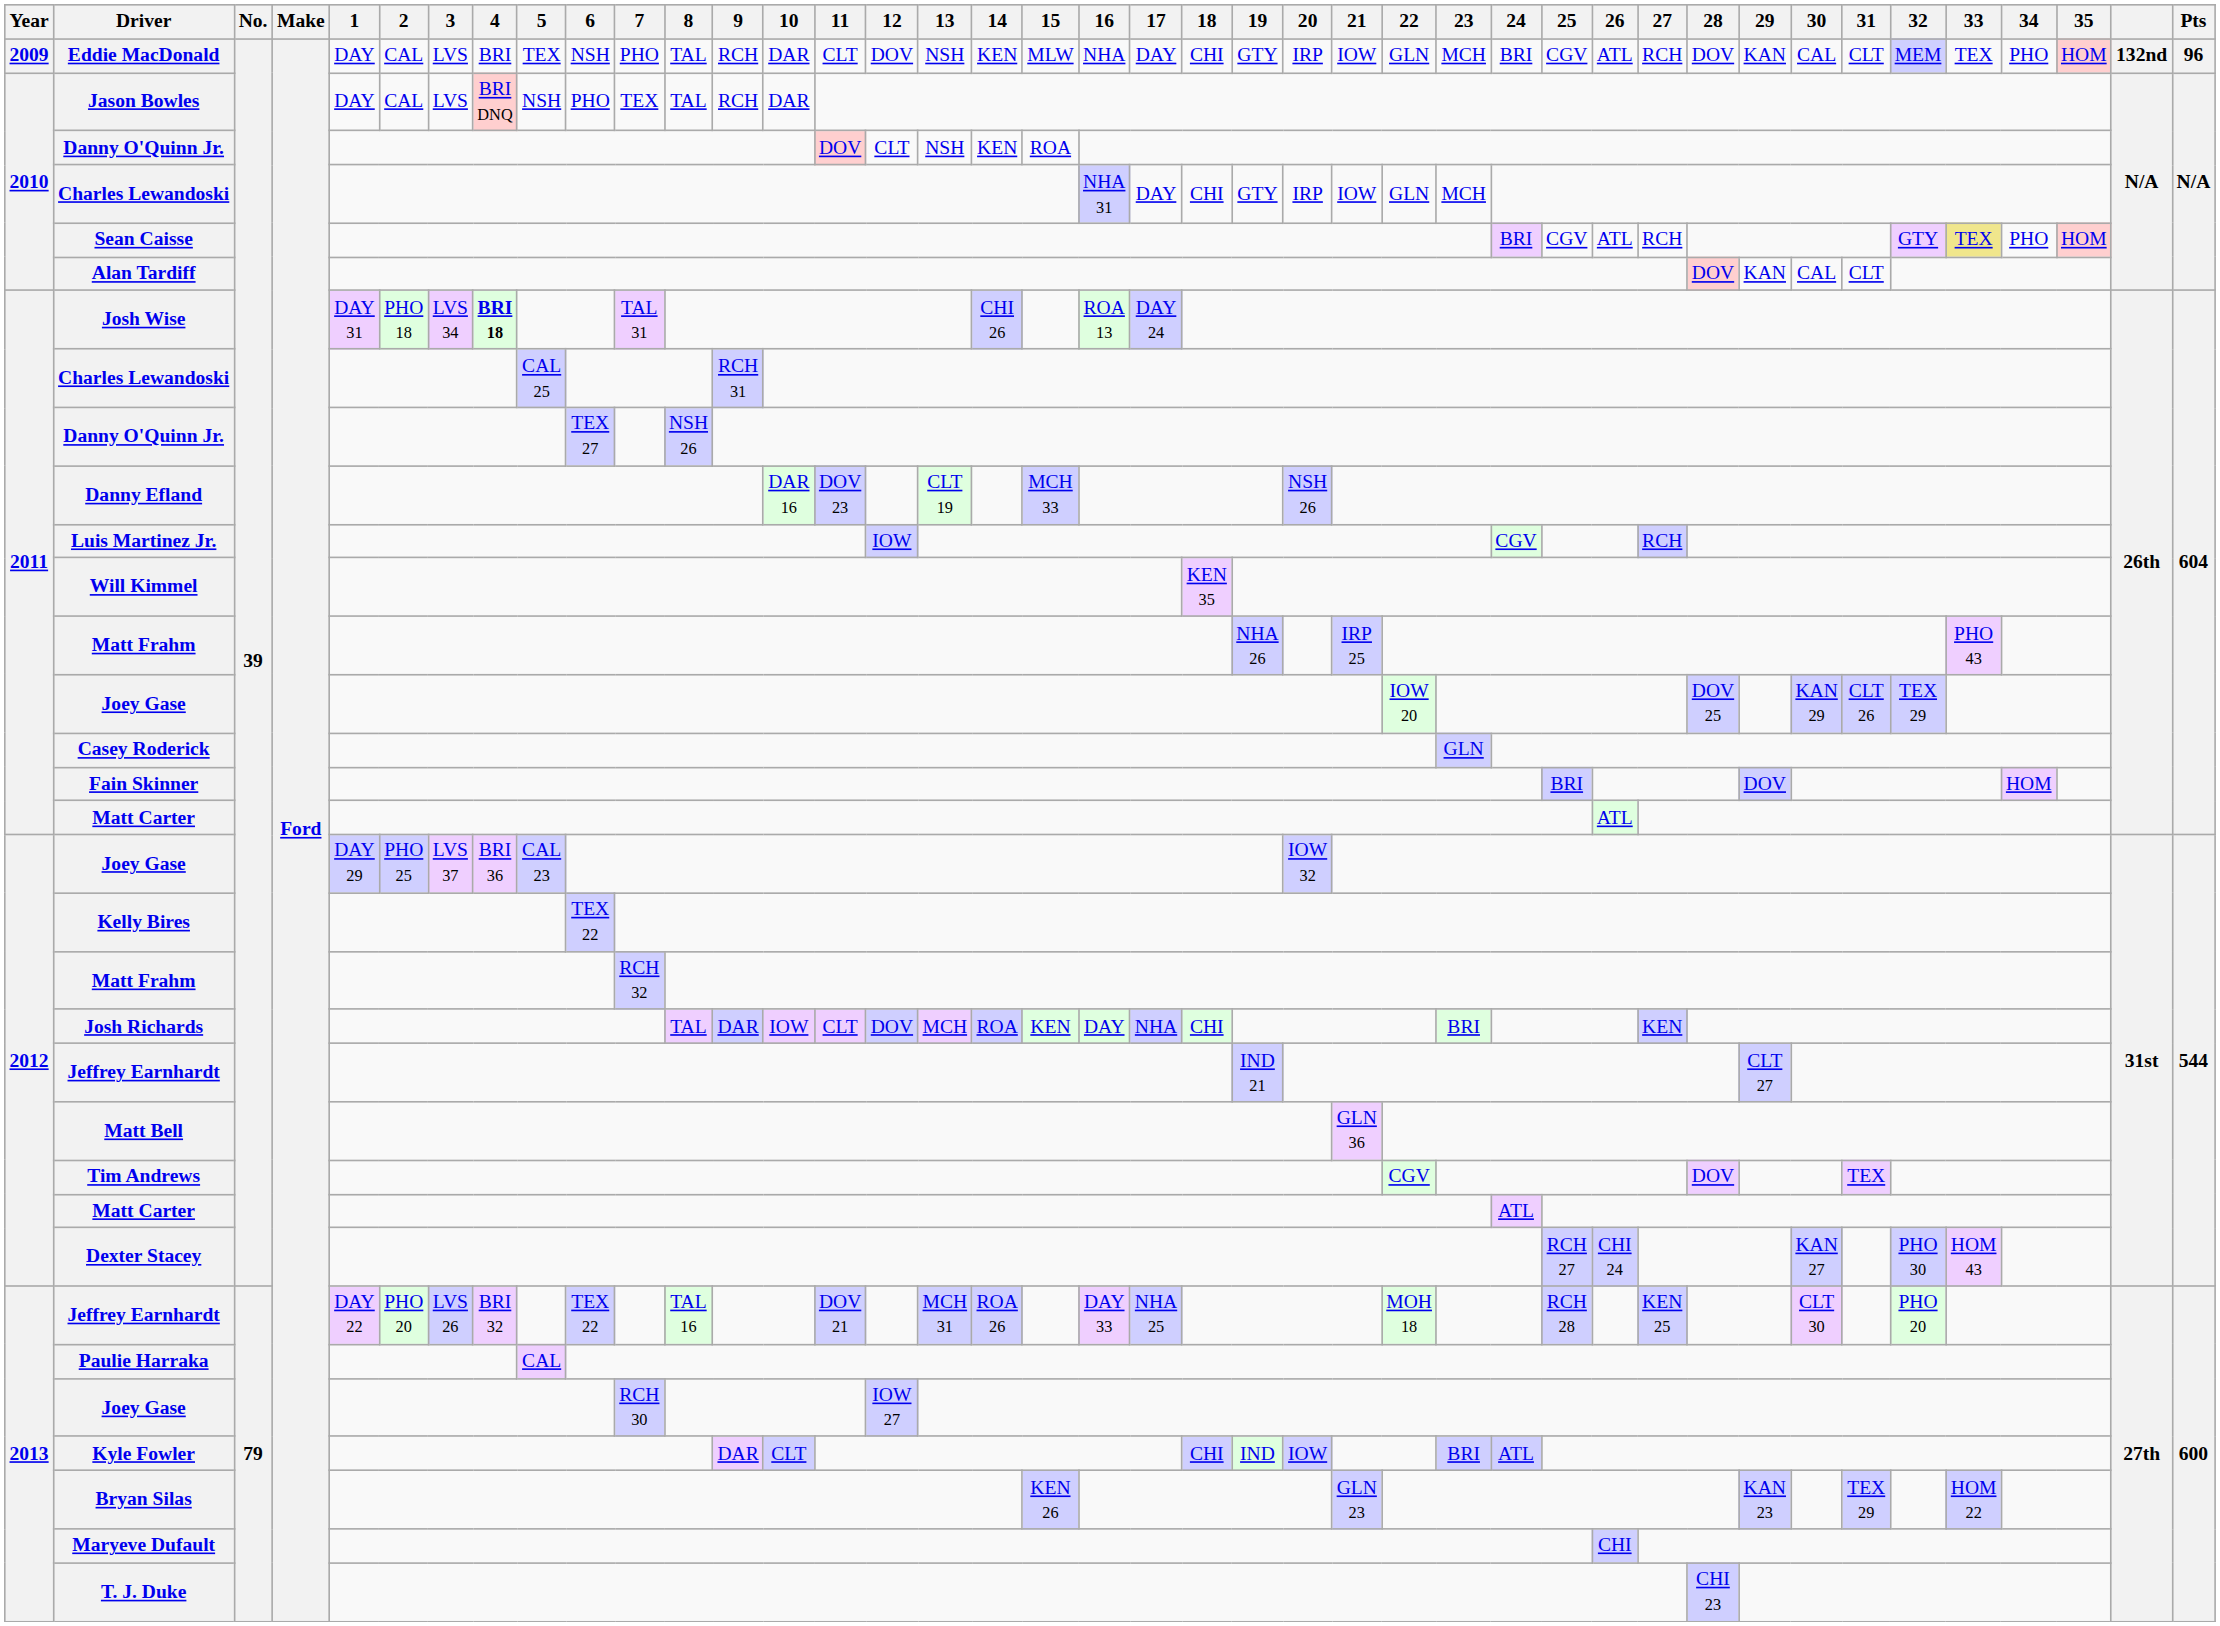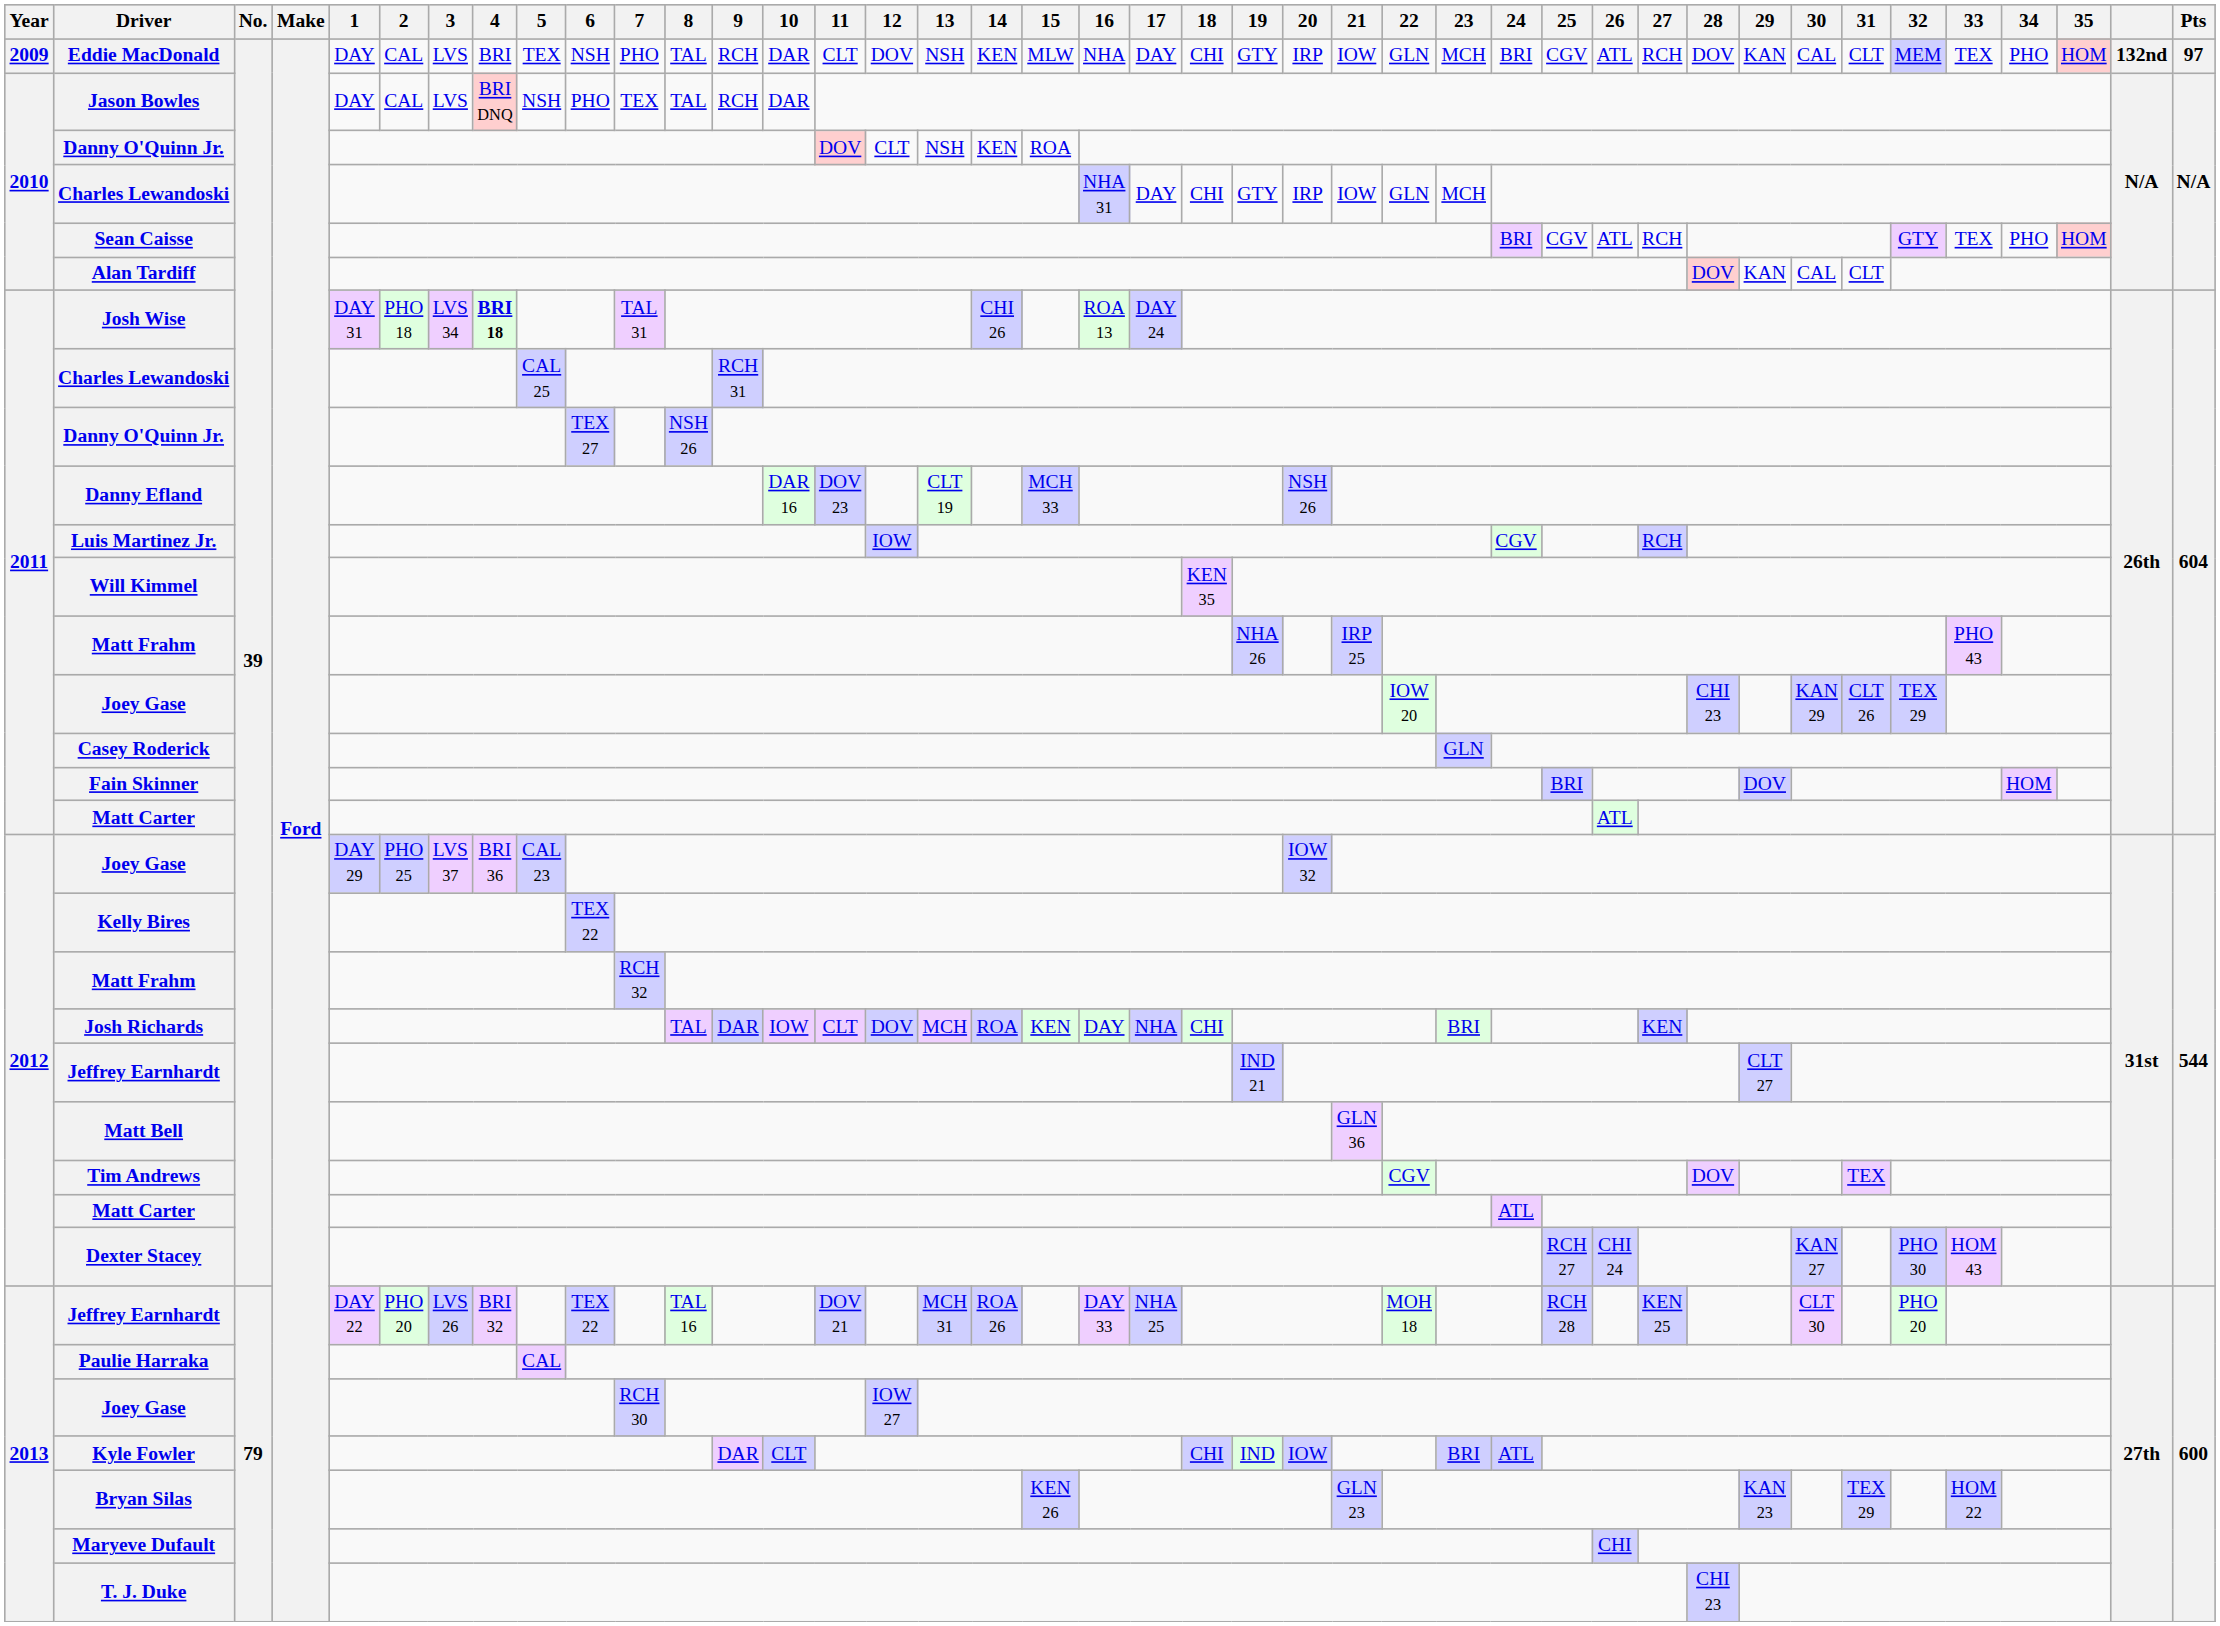(2193, 55) 96 -> (2193, 55) 97
(1974, 239) khaki background -> (1974, 239) no background
(1713, 702) DOV 25 -> (1713, 702) CHI 23
